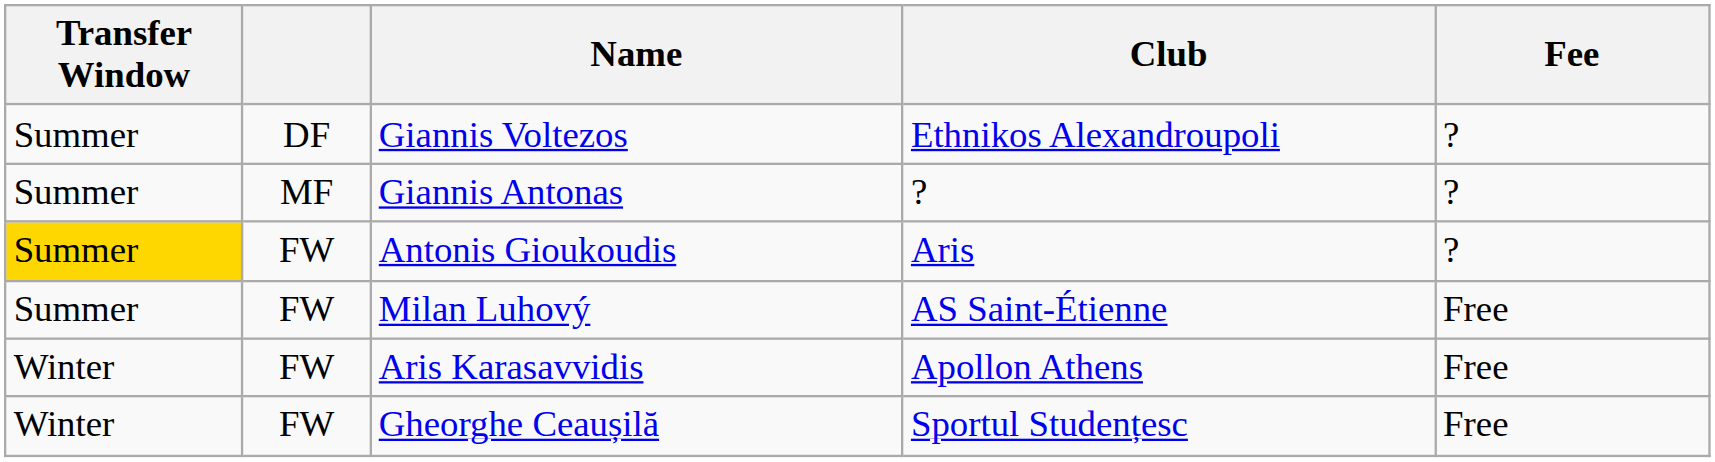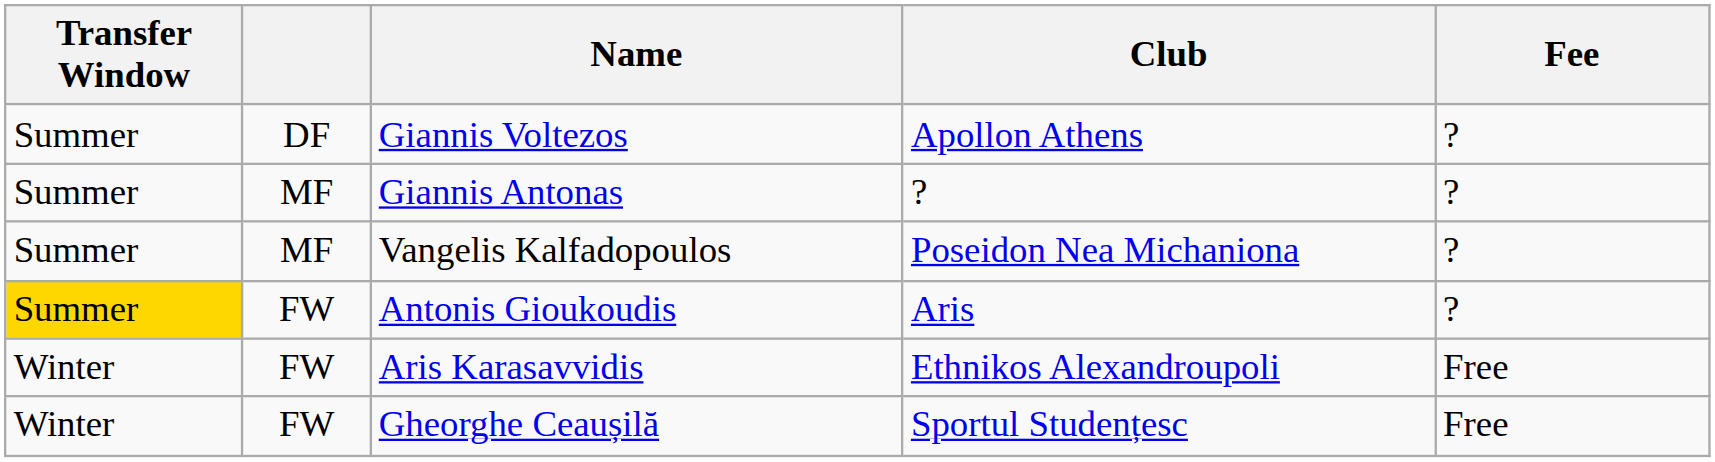(1095, 133) Ethnikos Alexandroupoli -> (1027, 133) Apollon Athens
+ row: (555, 250)
- row: (485, 308)
(1027, 366) Apollon Athens -> (1095, 366) Ethnikos Alexandroupoli
